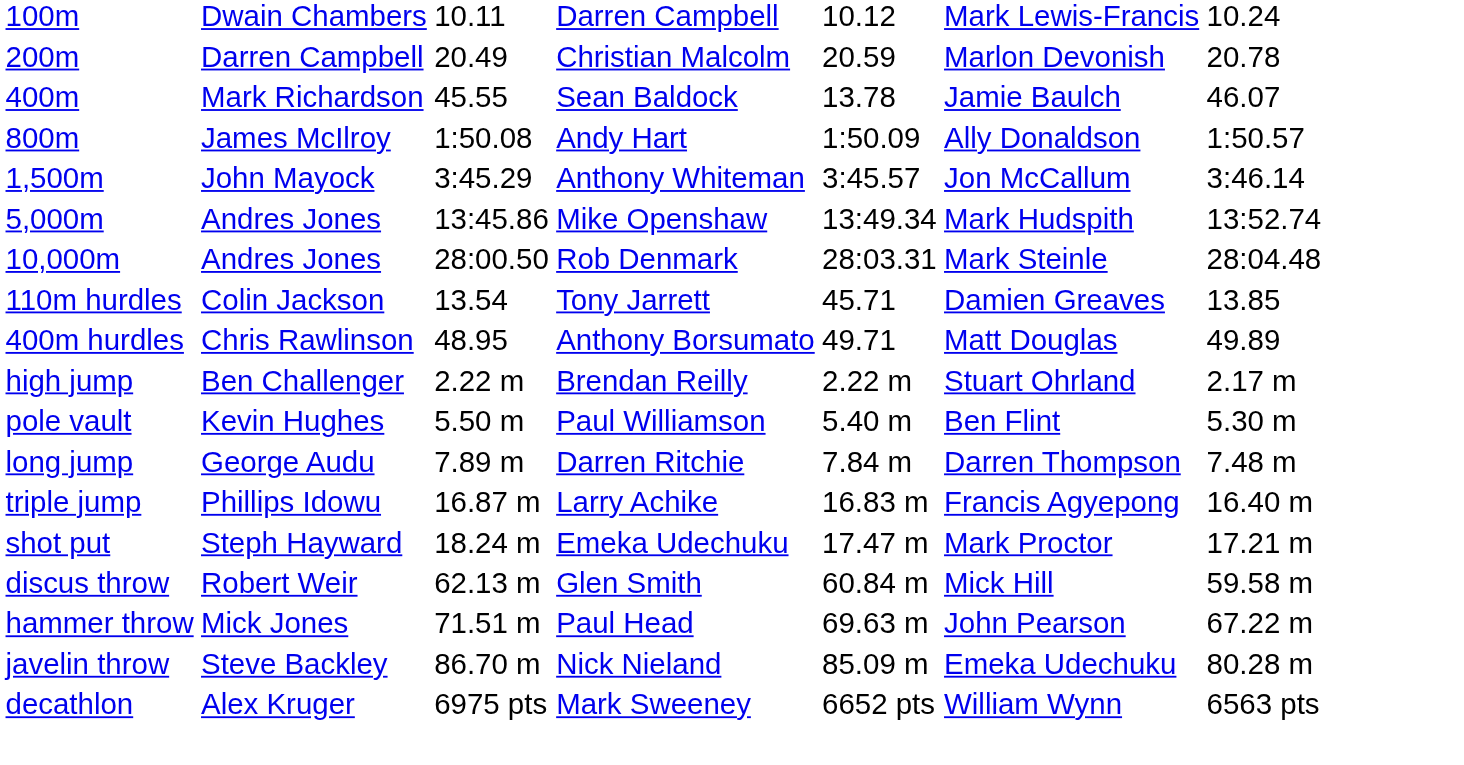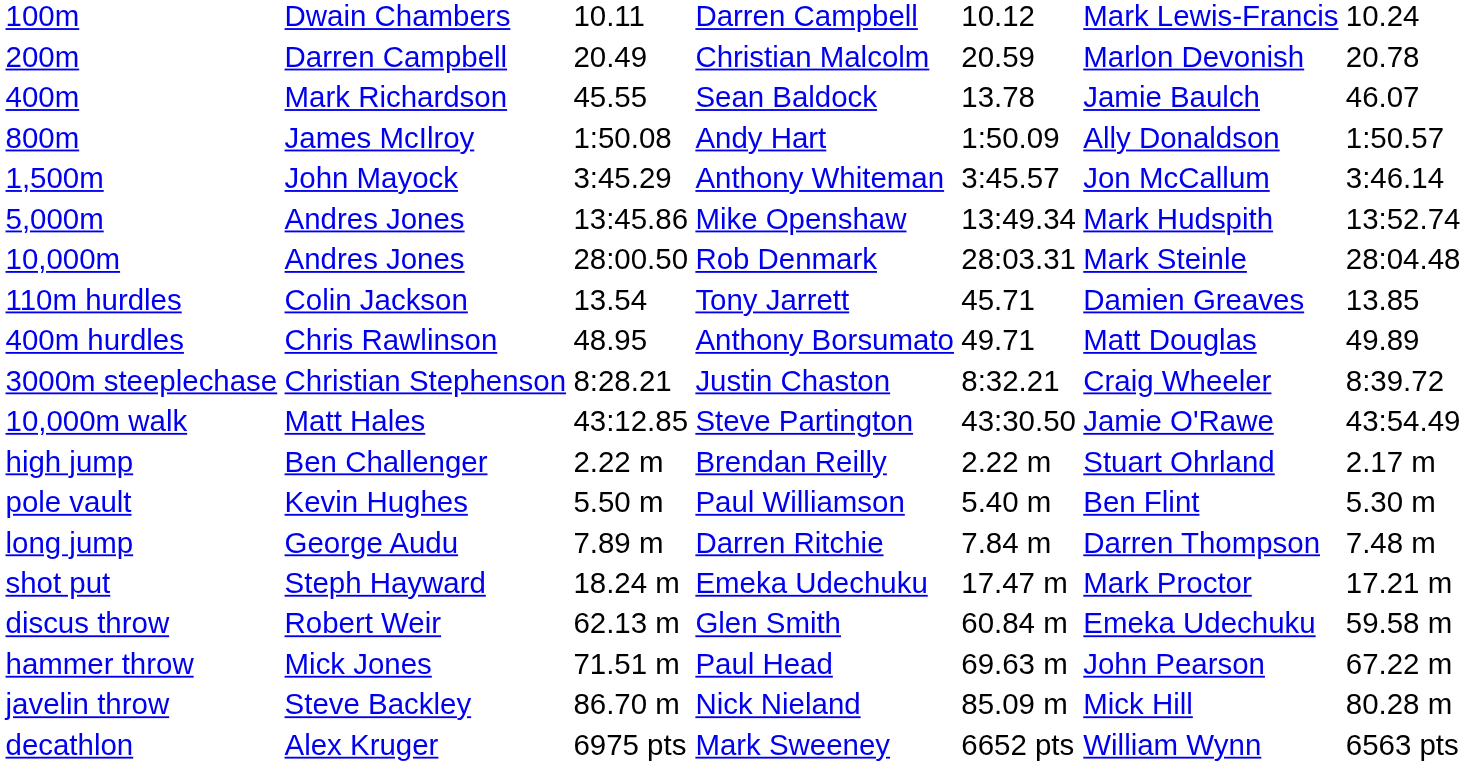+ row: (141, 380)
+ row: (96, 421)
- row: (73, 502)
(999, 583) Mick Hill -> (1199, 623) Emeka Udechuku
(1060, 664) Emeka Udechuku -> (1138, 704) Mick Hill
